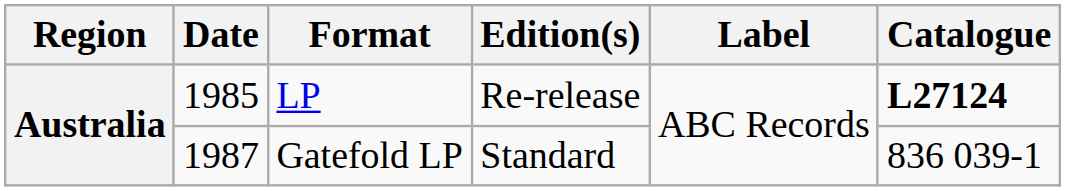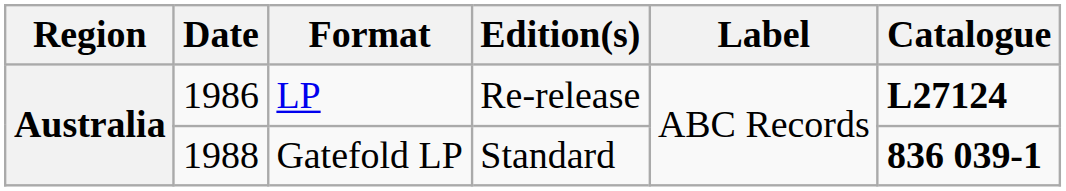(221, 94) 1985 -> (221, 94) 1986
(221, 154) 1987 -> (221, 154) 1988
(965, 154) normal -> (965, 154) bold
